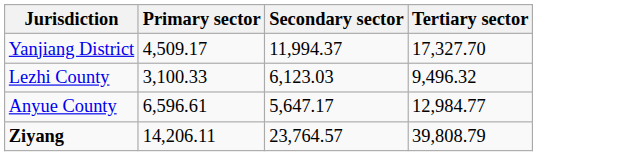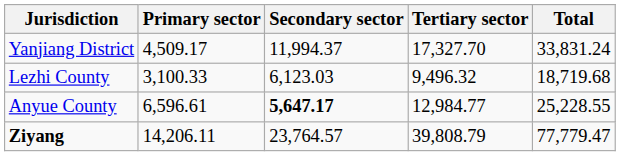+ column: (574, 19)
(301, 106) normal -> (301, 106) bold
